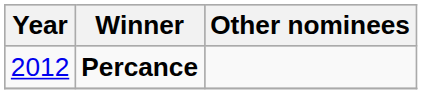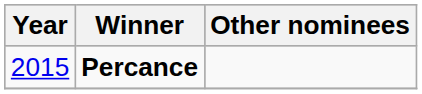(40, 66) 2012 -> (40, 66) 2015
